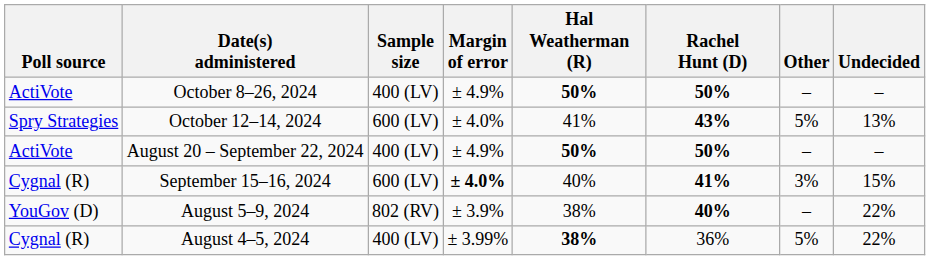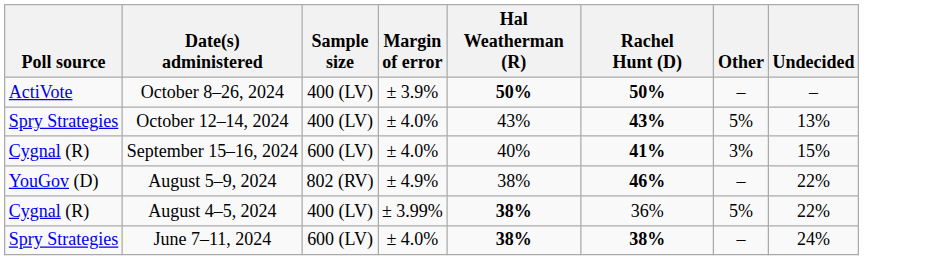(478, 91) ± 4.9% -> (412, 91) ± 3.9%
(405, 121) 600 (LV) -> (340, 121) 400 (LV)
(579, 121) 41% -> (514, 121) 43%
- row: (245, 151)
(478, 180) bold -> (412, 151) normal
(478, 210) ± 3.9% -> (412, 180) ± 4.9%
(713, 210) 40% -> (647, 180) 46%
+ row: (212, 240)
